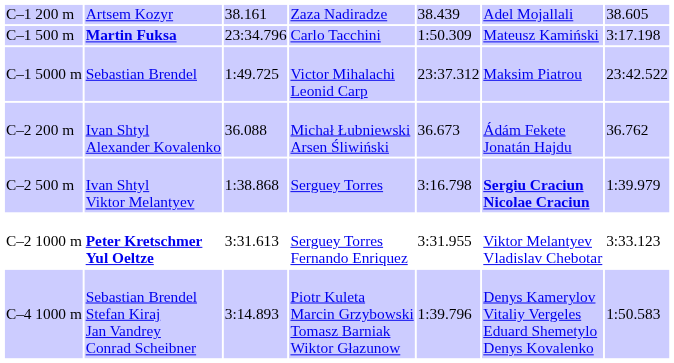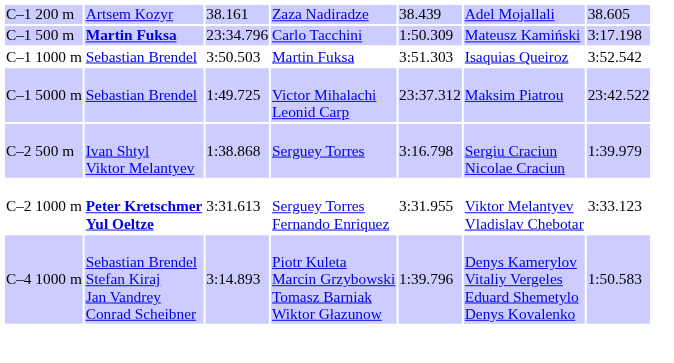+ row: (44, 56)
- row: (40, 129)
(536, 194) bold -> (515, 159) normal
